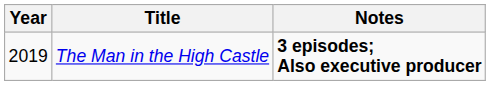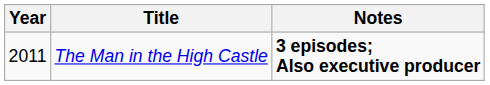(28, 56) 2019 -> (28, 56) 2011
